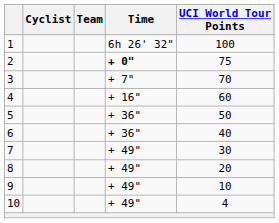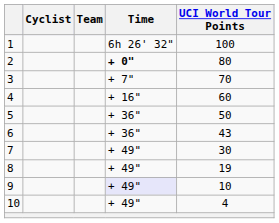(225, 62) 75 -> (225, 62) 80
(225, 133) 40 -> (225, 133) 43
(225, 168) 20 -> (225, 168) 19
(125, 186) no background -> (125, 186) lavender background
